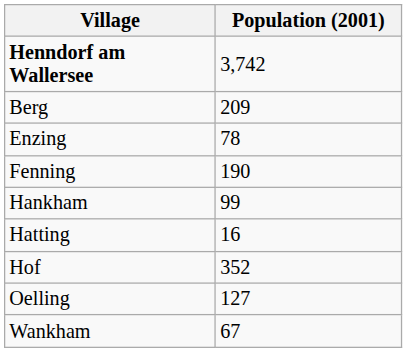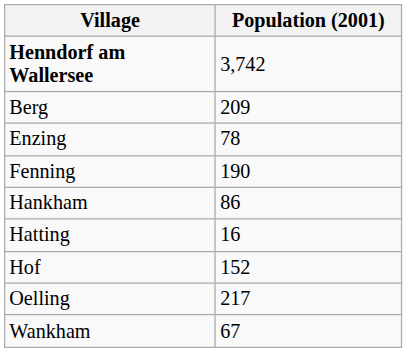(308, 203) 99 -> (308, 203) 86
(308, 267) 352 -> (308, 267) 152
(308, 299) 127 -> (308, 299) 217
